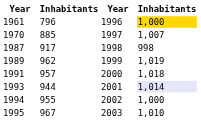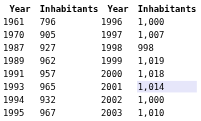(151, 22) gold background -> (151, 22) no background
(48, 35) 885 -> (48, 35) 905
(48, 48) 917 -> (48, 48) 927
(48, 87) 944 -> (48, 87) 965
(48, 100) 955 -> (48, 100) 932
